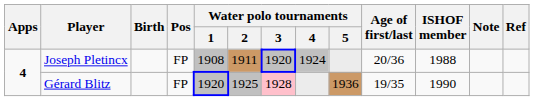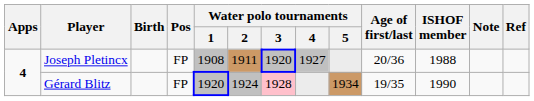(312, 61) 1924 -> (312, 61) 1927
(245, 84) 1925 -> (245, 84) 1924
(345, 84) 1936 -> (345, 84) 1934
